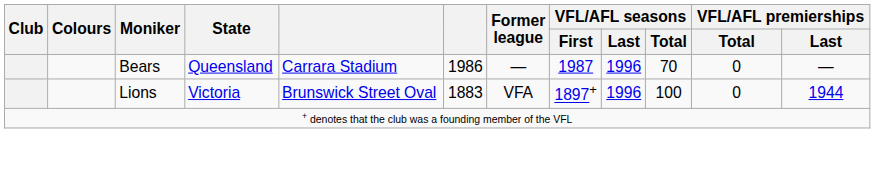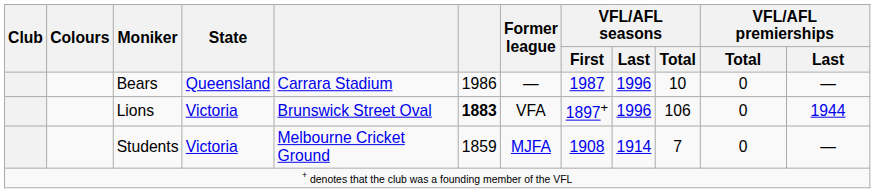(669, 66) 70 -> (678, 84) 10
(465, 93) normal -> (479, 111) bold
(669, 93) 100 -> (678, 111) 106
+ row: (148, 147)
